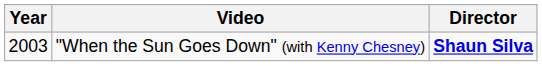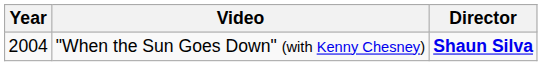(28, 46) 2003 -> (28, 46) 2004
